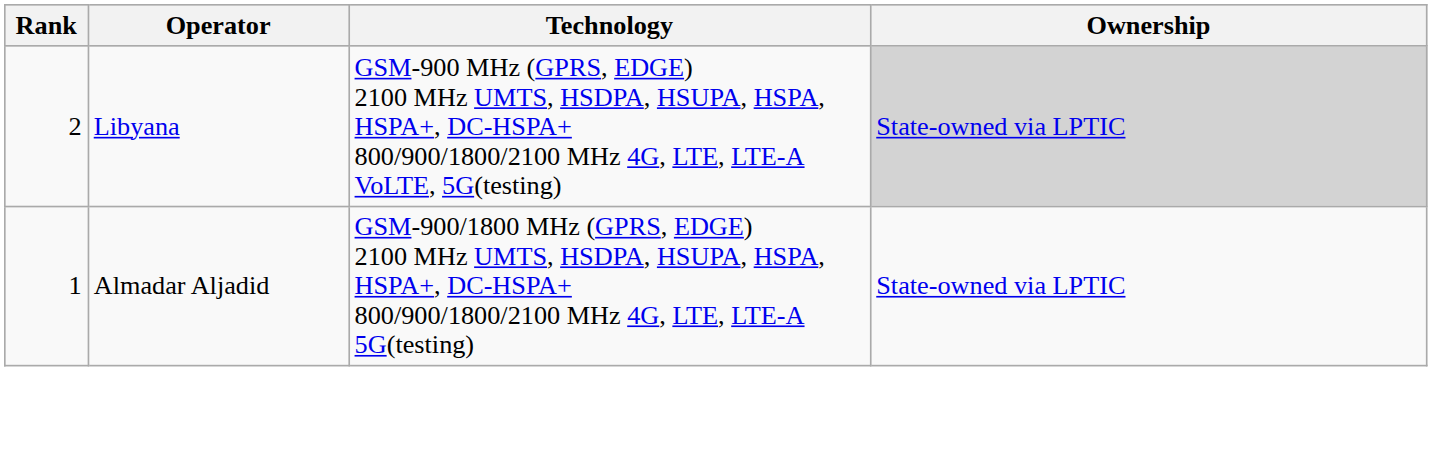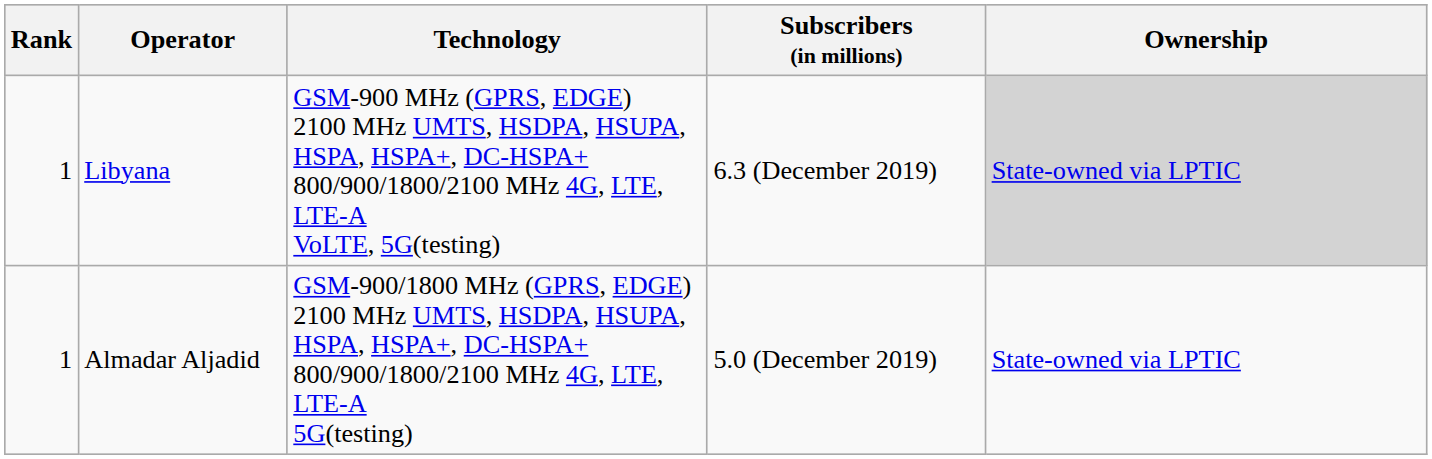+ column: (846, 40)
(75, 125) 2 -> (66, 170) 1
